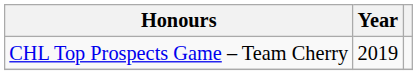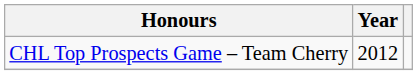(378, 52) 2019 -> (378, 52) 2012
